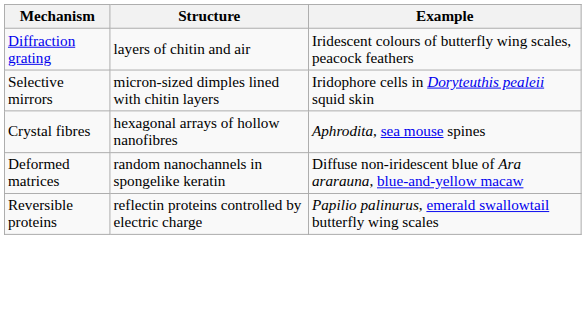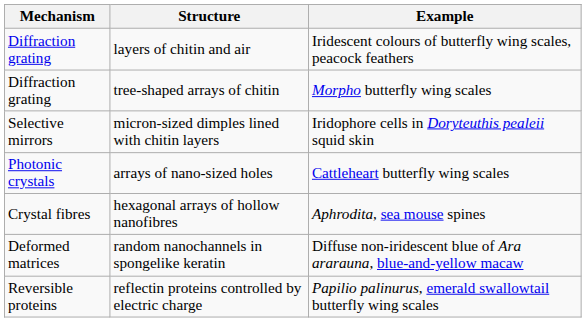+ row: (196, 90)
+ row: (193, 172)
